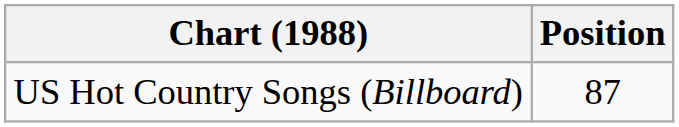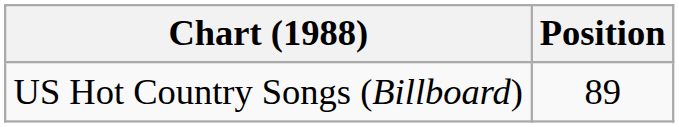(603, 91) 87 -> (603, 91) 89
